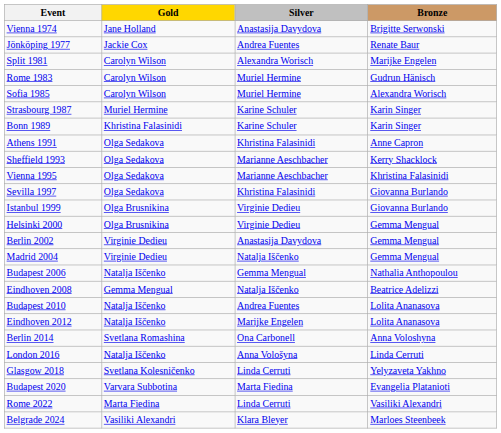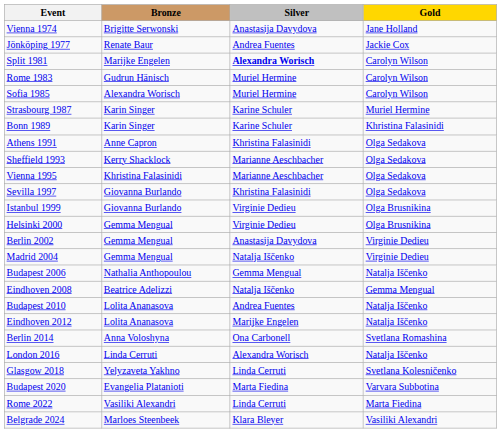columns swapped: (168, 12) <-> (432, 12)
(275, 61) normal -> (273, 61) bold
(267, 354) Anna Vološyna -> (271, 354) Alexandra Worisch
